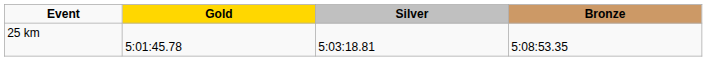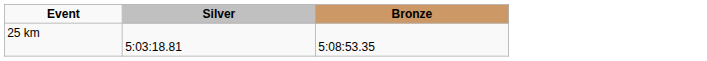- column: (219, 14)
